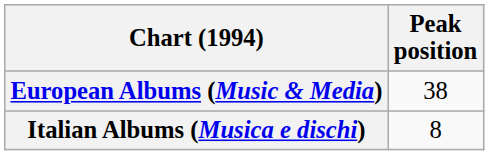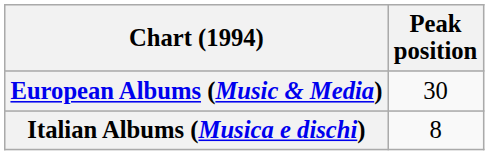(436, 90) 38 -> (436, 90) 30
